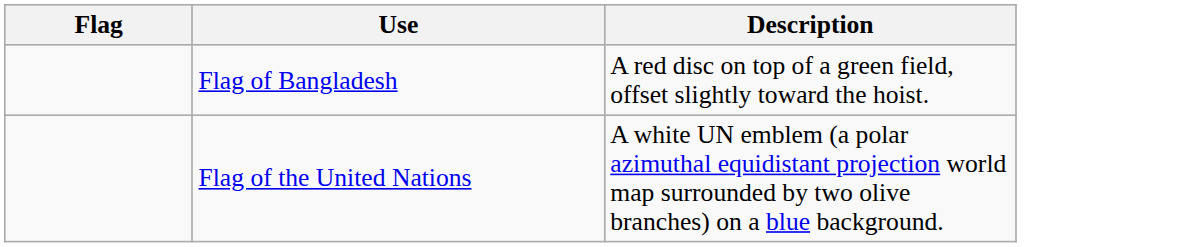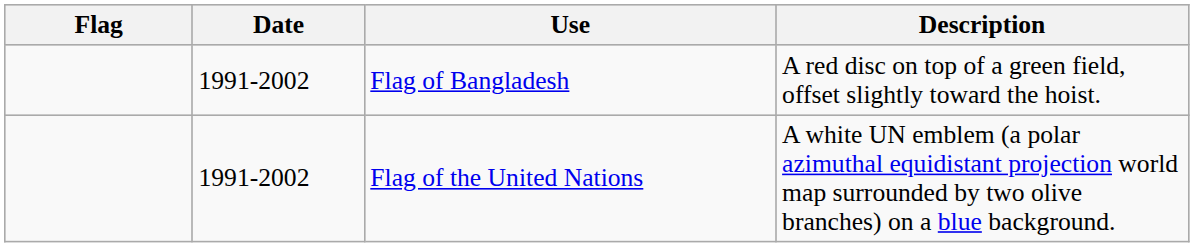+ column: (278, 24)
